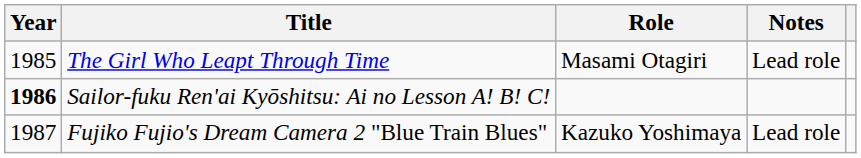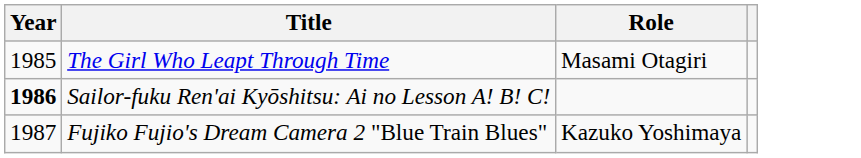- column: (796, 22)
